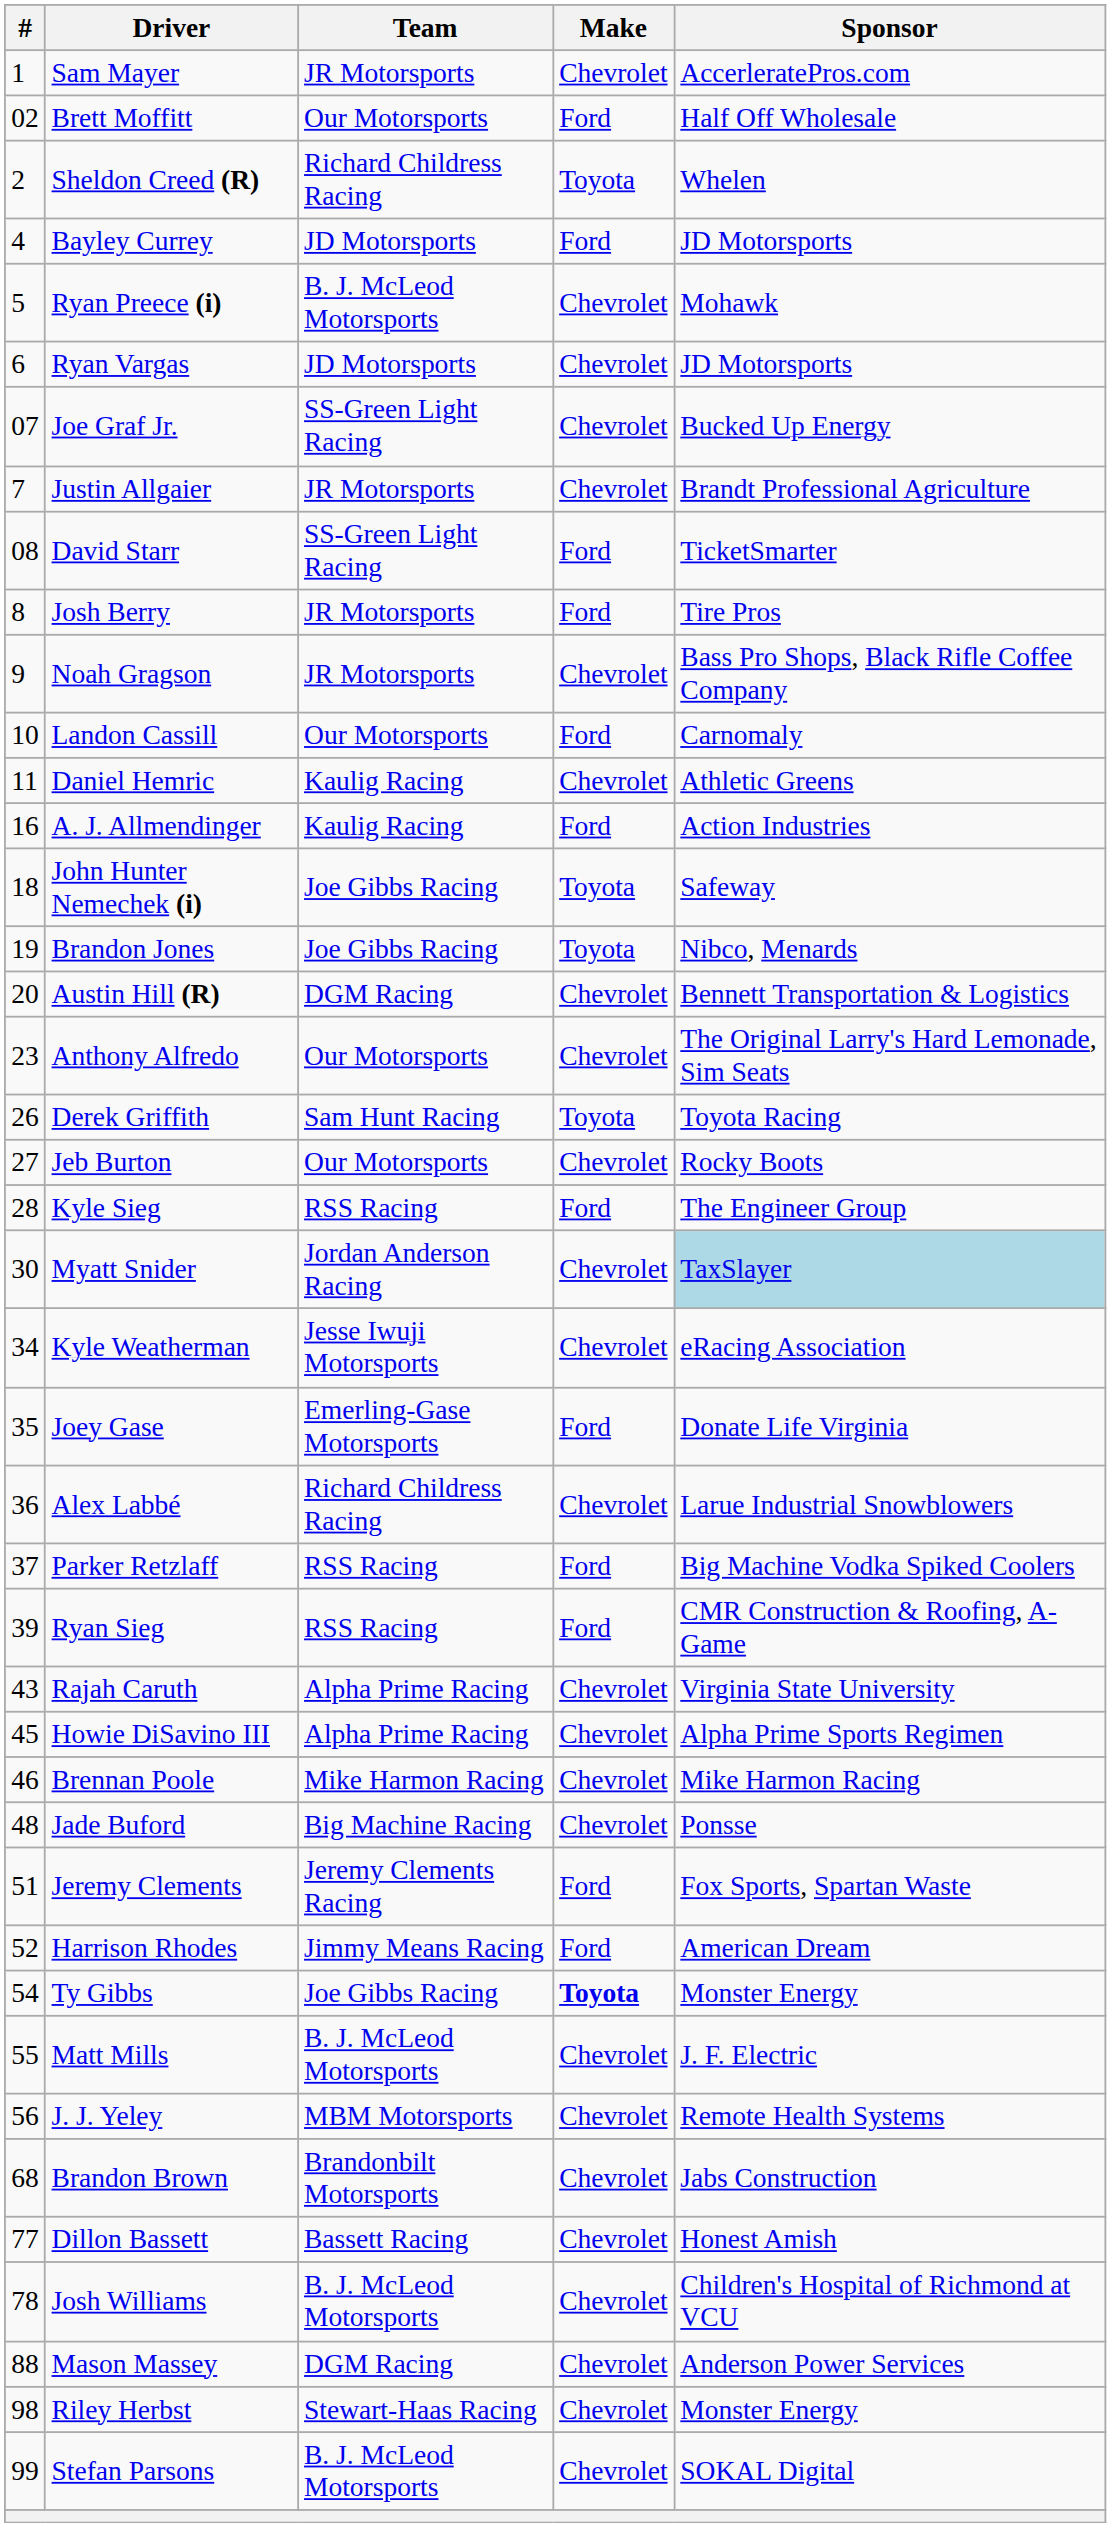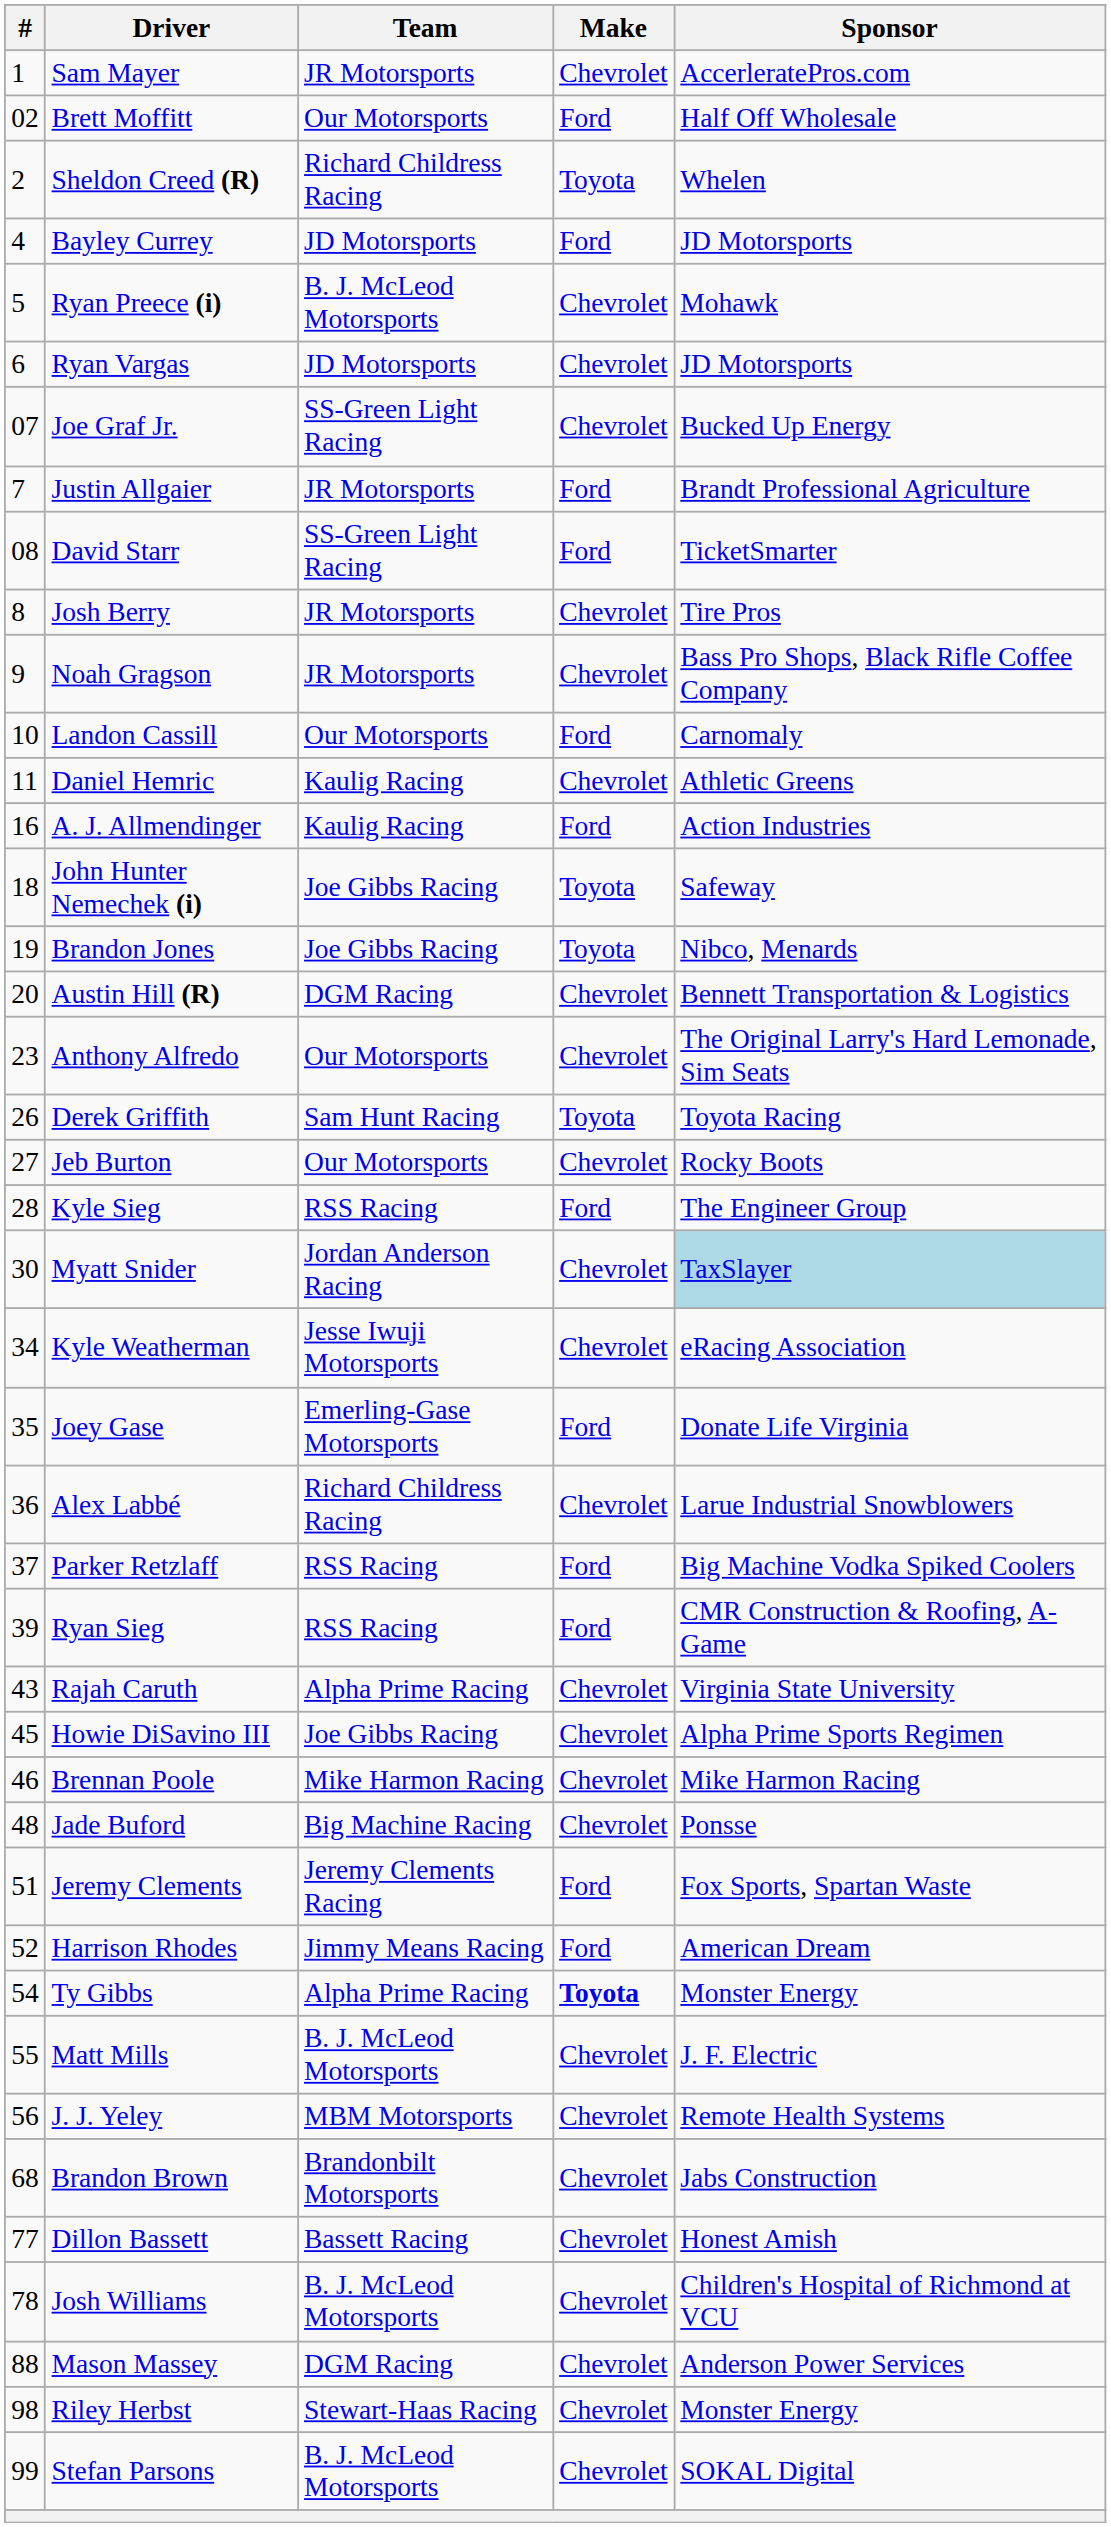(613, 488) Chevrolet -> (585, 488) Ford
(585, 611) Ford -> (613, 611) Chevrolet
(416, 1733) Alpha Prime Racing -> (401, 1733) Joe Gibbs Racing
(401, 1993) Joe Gibbs Racing -> (416, 1993) Alpha Prime Racing
